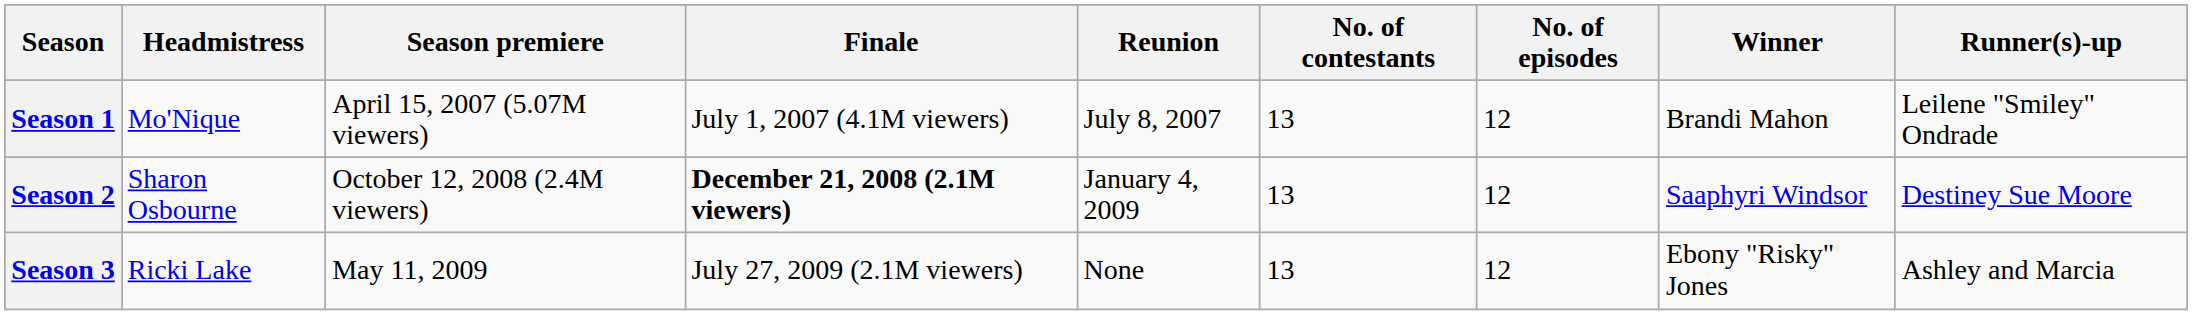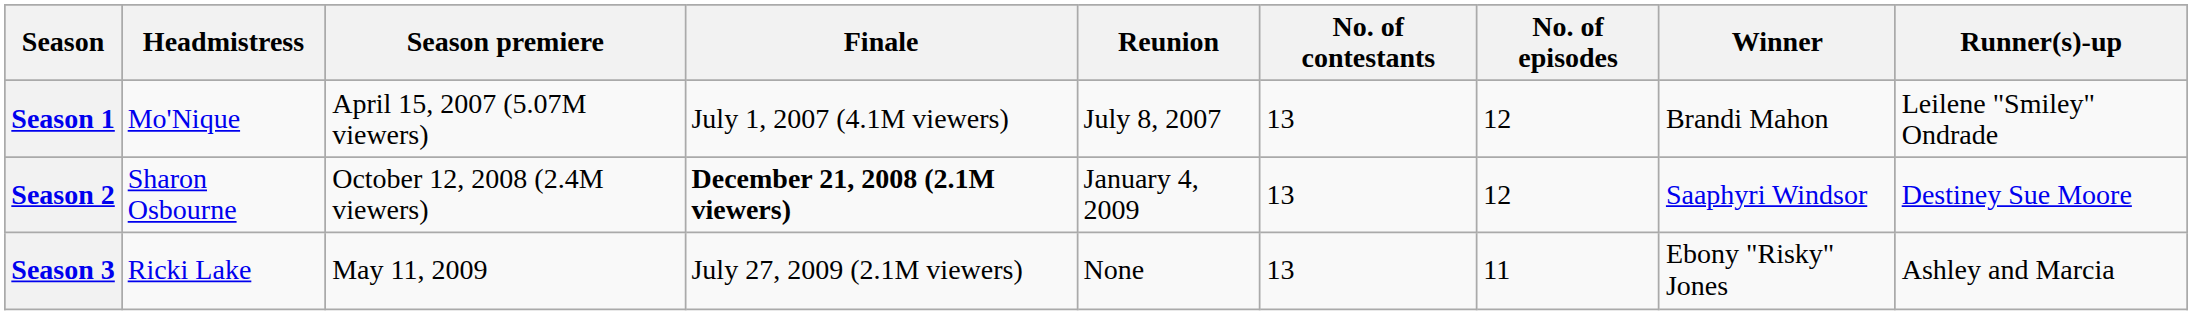(1497, 270) 12 -> (1497, 270) 11
